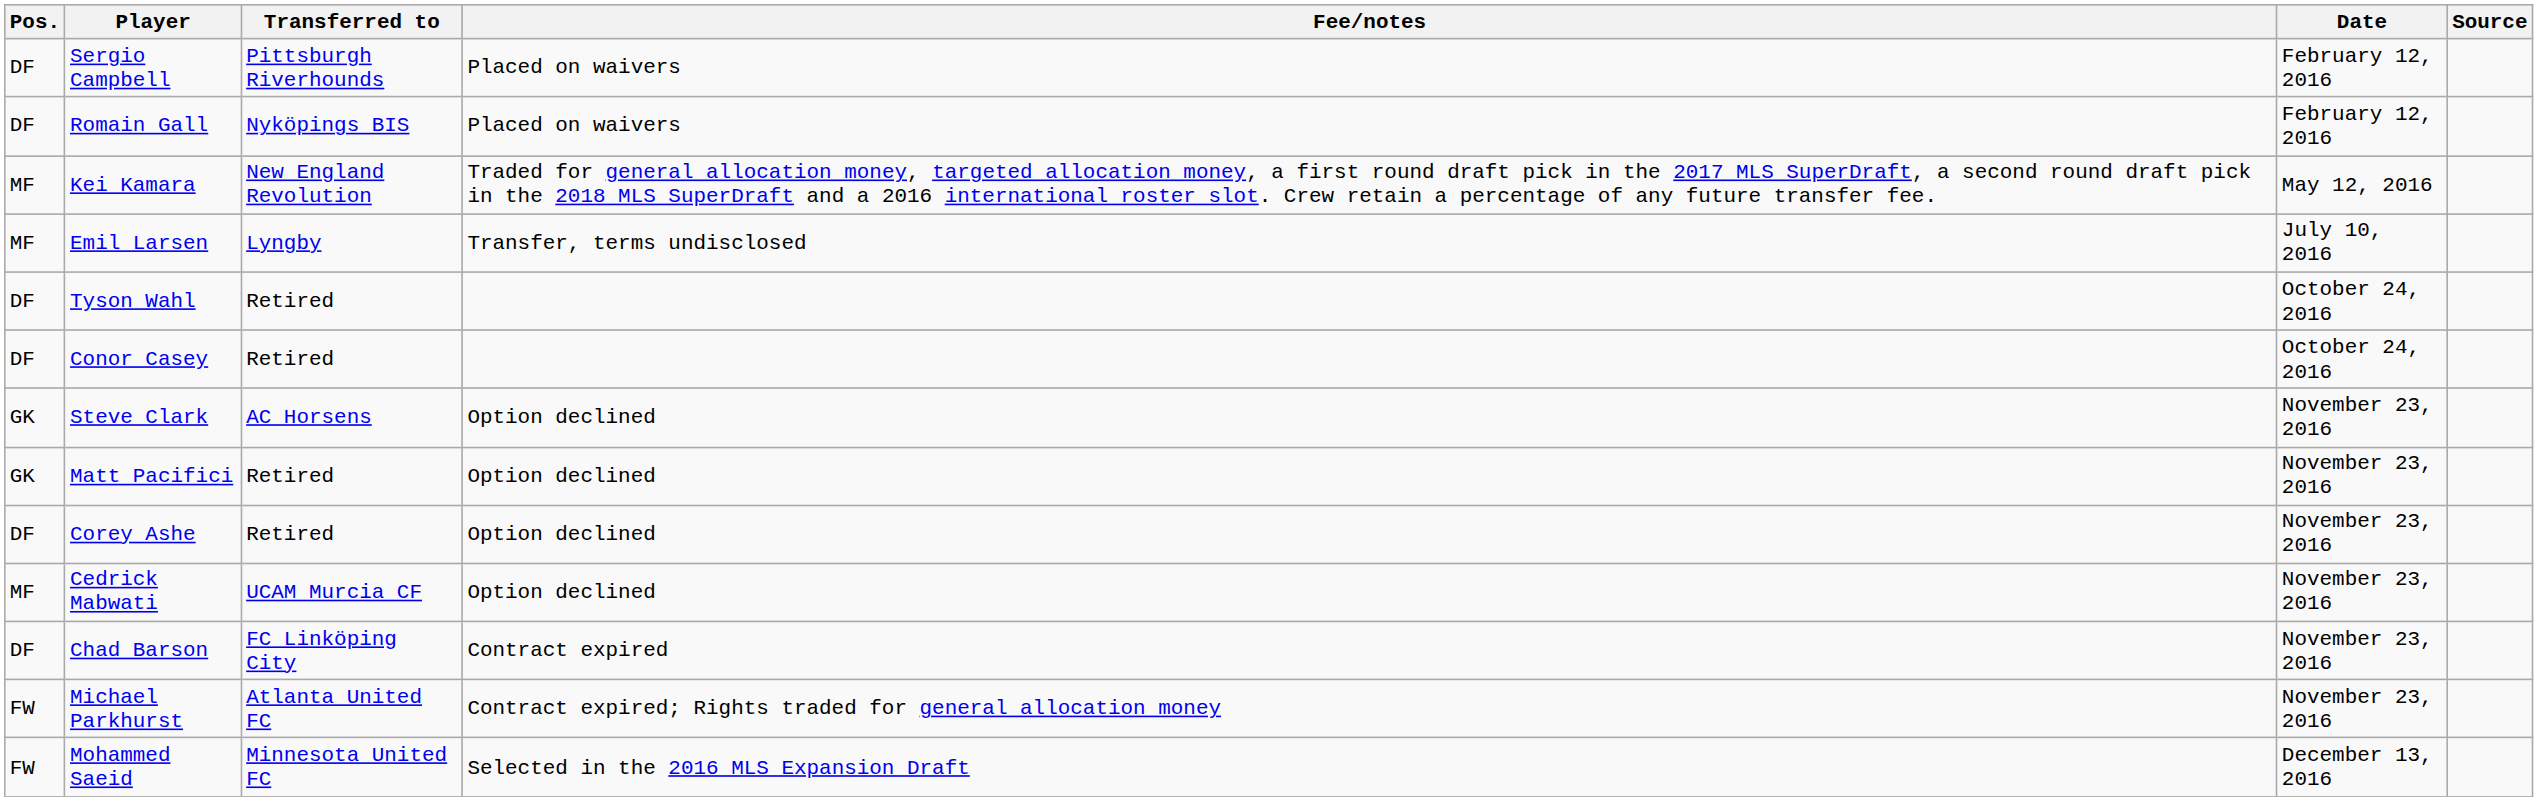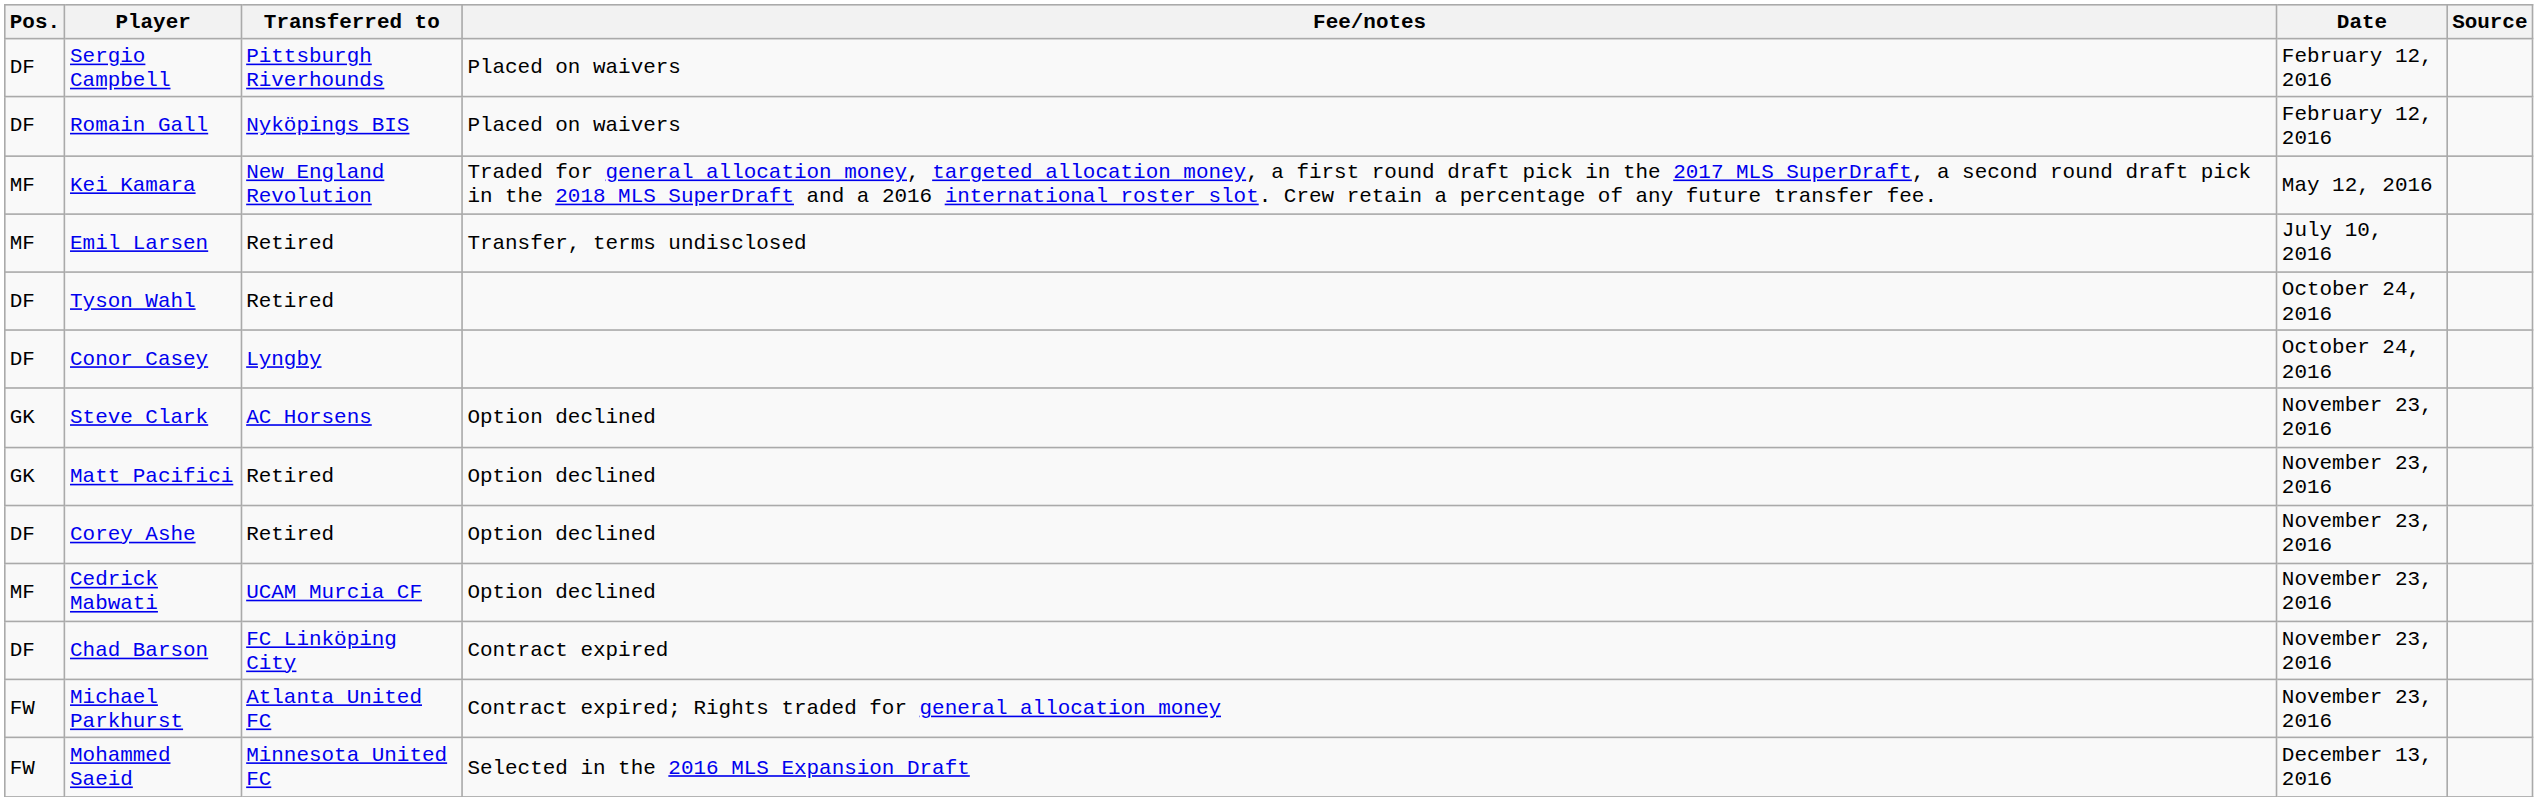(284, 243) Lyngby -> (290, 243) Retired
(290, 359) Retired -> (284, 359) Lyngby
